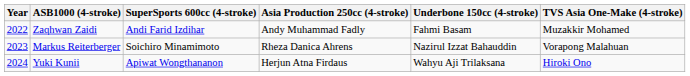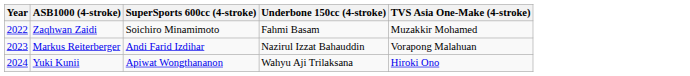- column: (335, 12)
(165, 29) Andi Farid Izdihar -> (173, 29) Soichiro Minamimoto
(173, 46) Soichiro Minamimoto -> (165, 46) Andi Farid Izdihar
